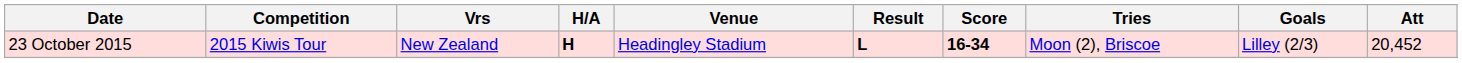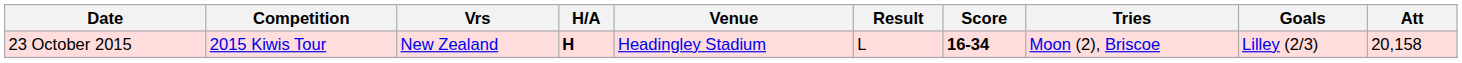(862, 44) bold -> (862, 44) normal
(1396, 44) 20,452 -> (1396, 44) 20,158
